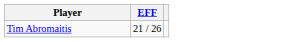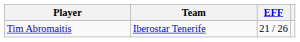+ column: (194, 12)
